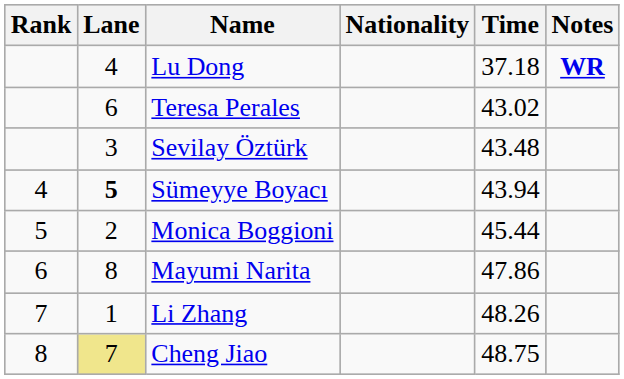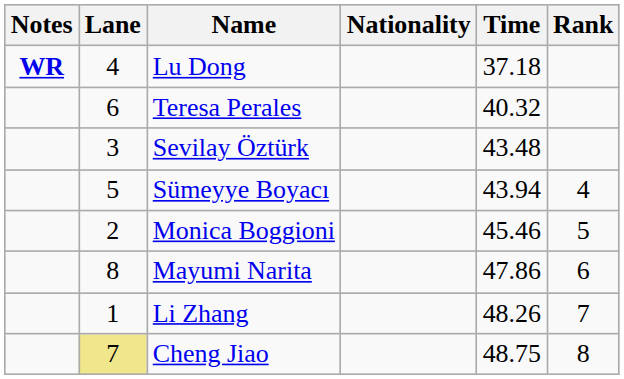columns swapped: (41, 25) <-> (582, 25)
(510, 107) 43.02 -> (512, 107) 40.32
(111, 189) bold -> (113, 189) normal
(510, 230) 45.44 -> (512, 230) 45.46
